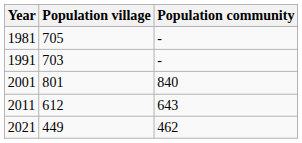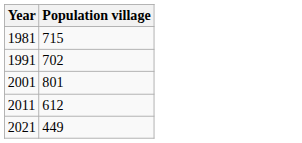- column: (226, 15)
(53, 37) 705 -> (53, 37) 715
(53, 60) 703 -> (53, 60) 702
